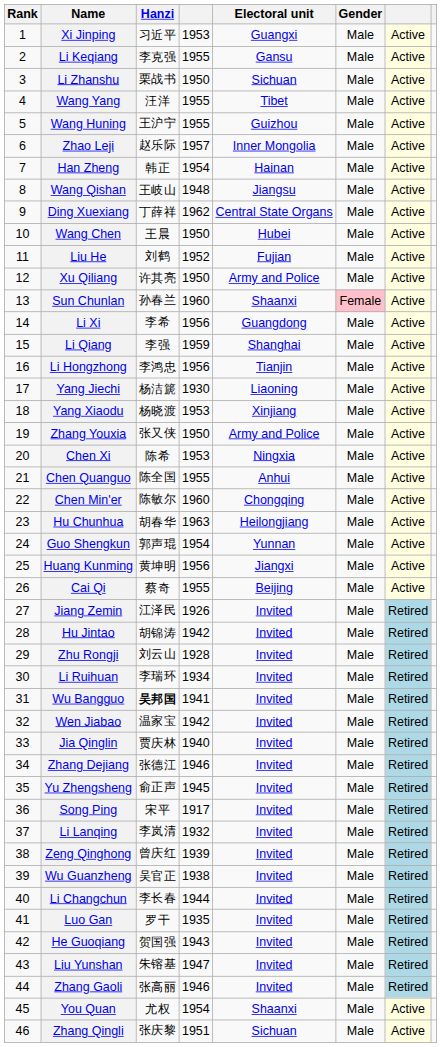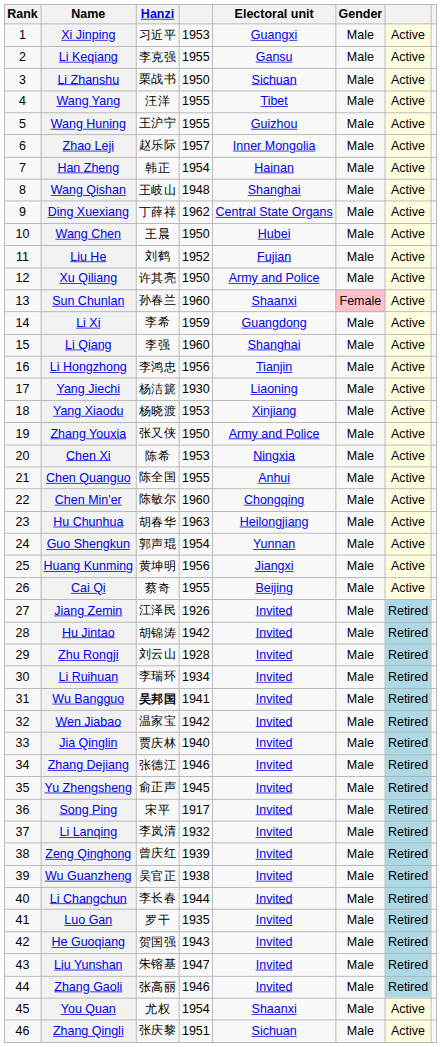(274, 190) Jiangsu -> (274, 190) Shanghai
(196, 323) 1956 -> (196, 323) 1959
(196, 345) 1959 -> (196, 345) 1960
